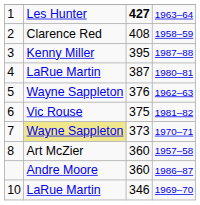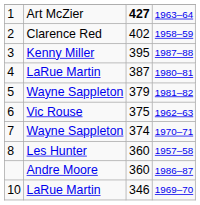(57, 14) Les Hunter -> (55, 14) Art McZier
(139, 33) 408 -> (139, 33) 402
(139, 92) 376 -> (139, 92) 379
(174, 92) 1962–63 -> (174, 92) 1981–82
(174, 112) 1981–82 -> (174, 112) 1962–63
(75, 131) khaki background -> (75, 131) no background
(139, 131) 373 -> (139, 131) 374
(55, 151) Art McZier -> (57, 151) Les Hunter
